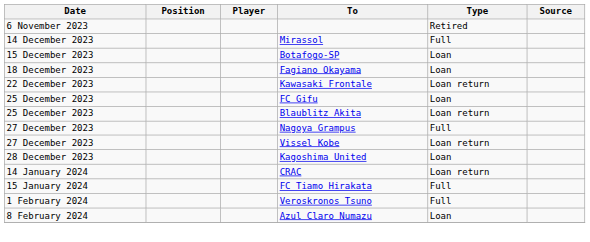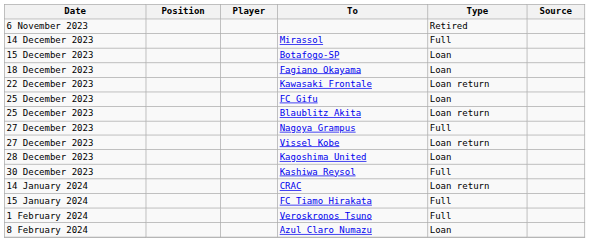+ row: (50, 172)
